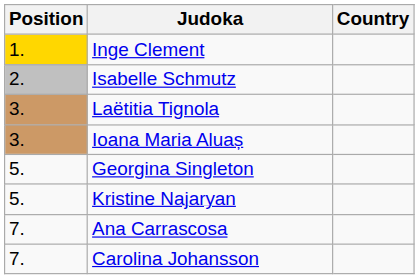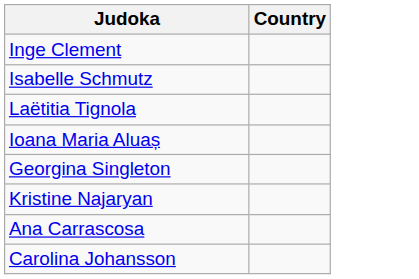- column: (46, 19)
